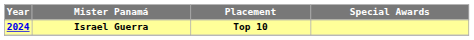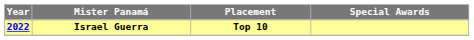(18, 28) 2024 -> (18, 28) 2022
